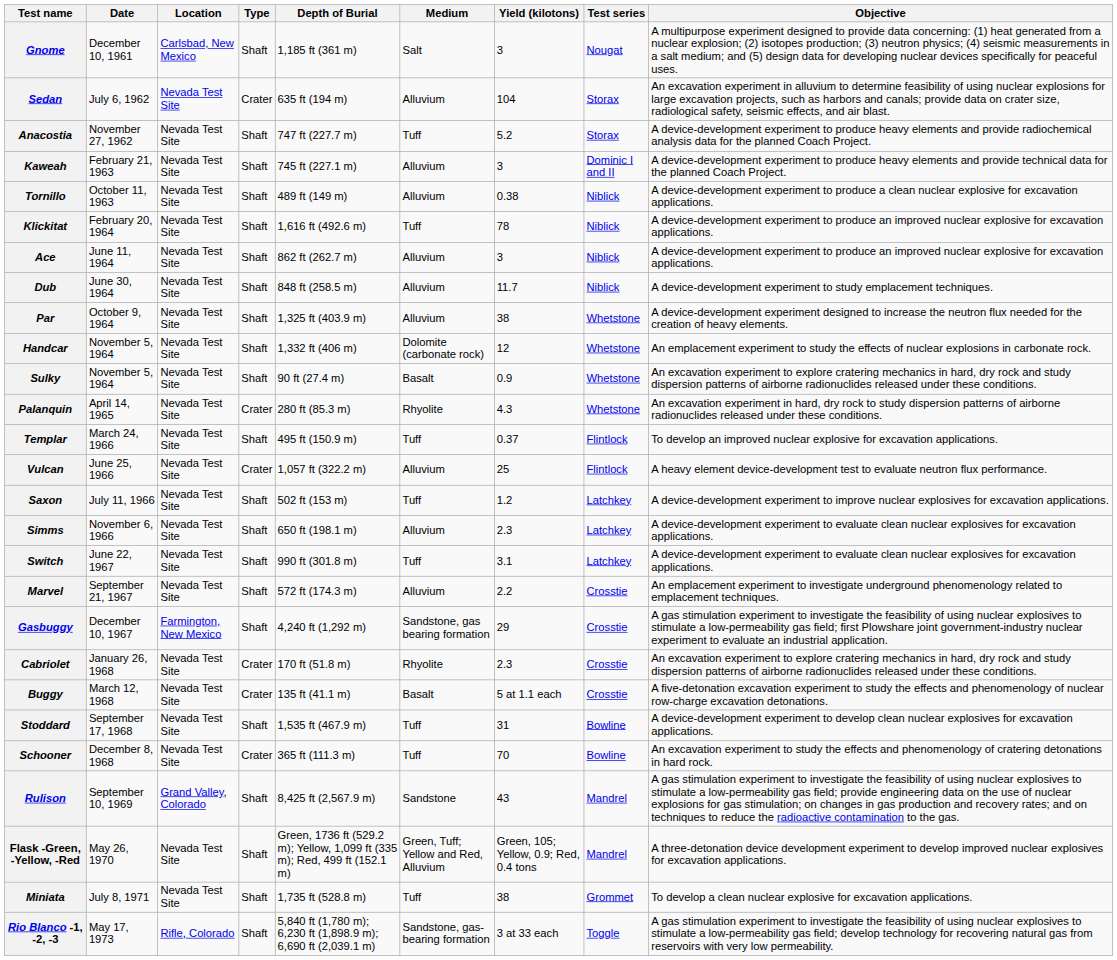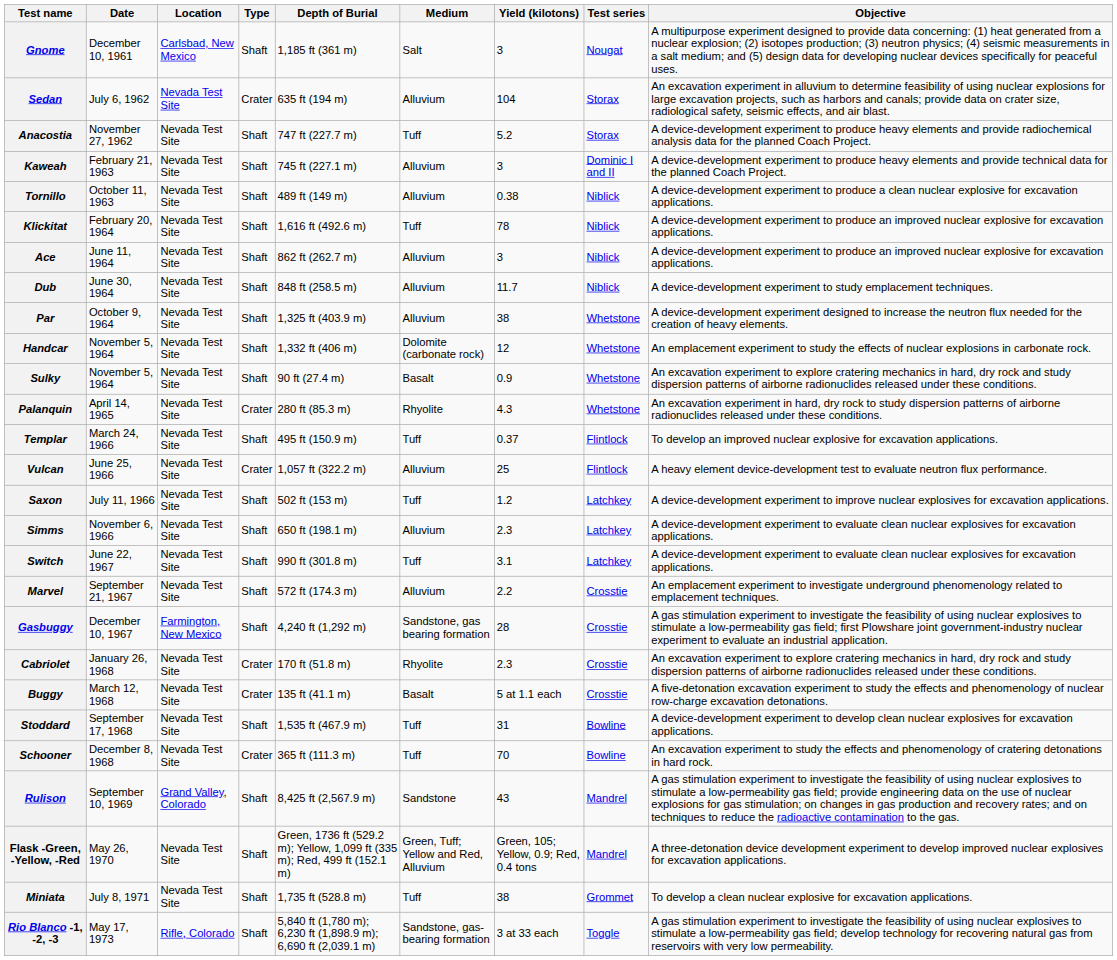(503, 628) 29 -> (503, 628) 28
